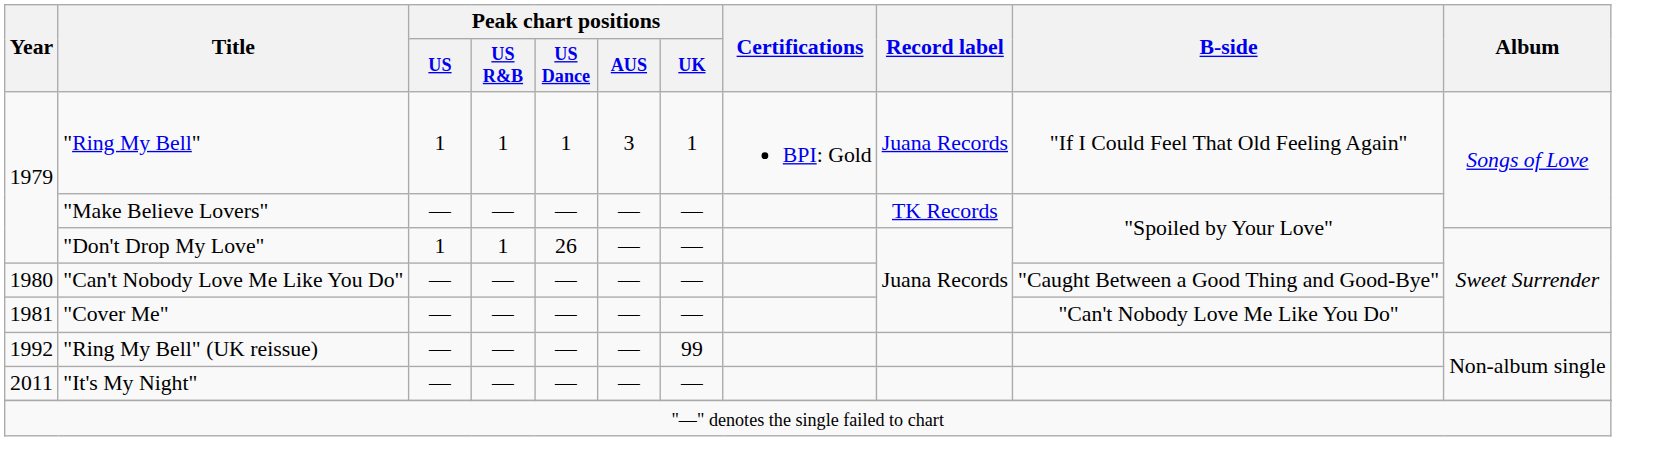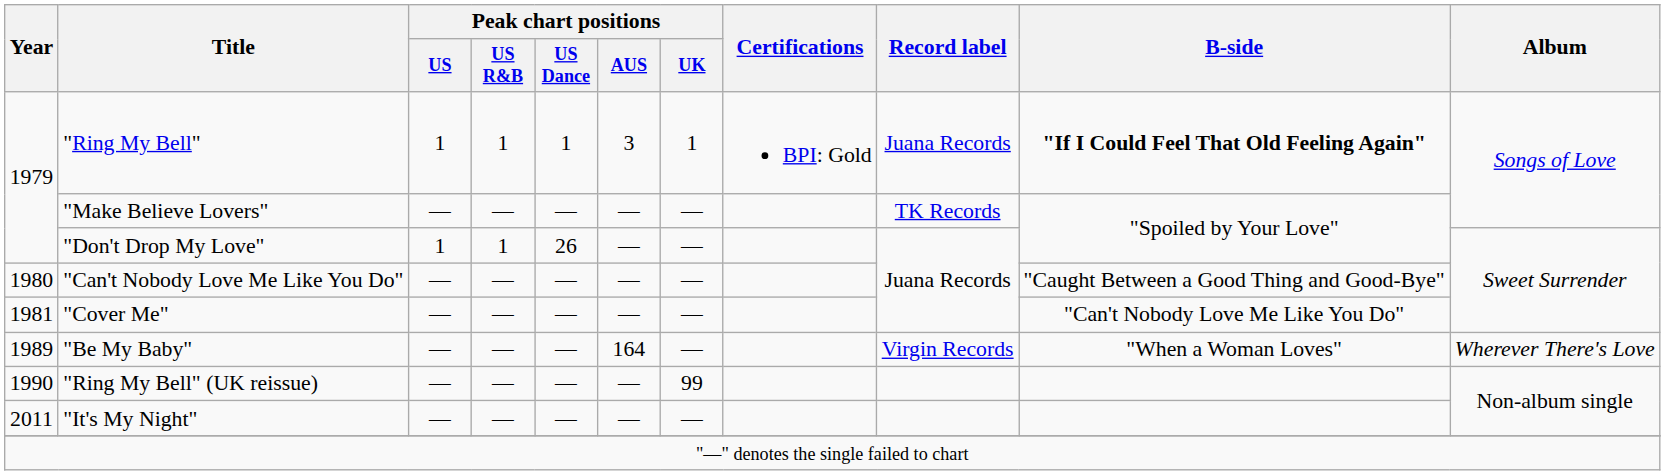(1229, 142) normal -> (1234, 142) bold
+ row: (128, 348)
(31, 348) 1992 -> (31, 383) 1990
